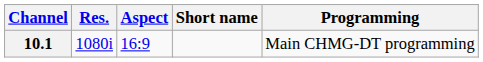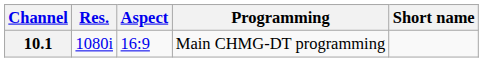columns swapped: (217, 17) <-> (370, 17)
